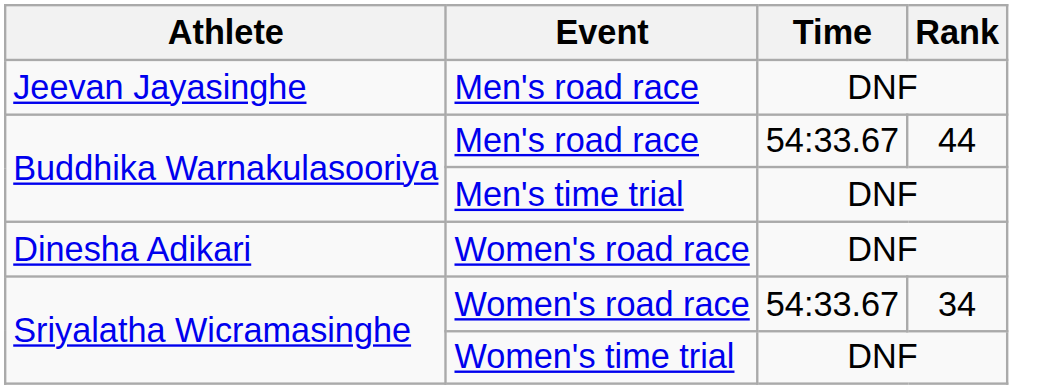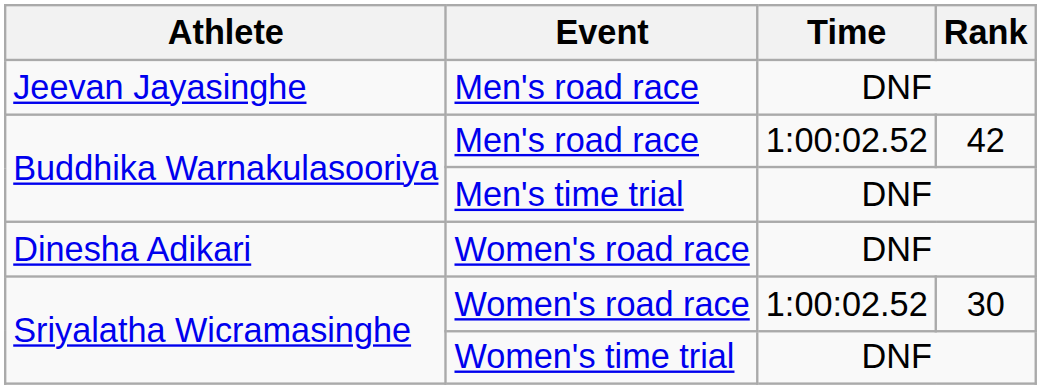(833, 141) 54:33.67 -> (847, 141) 1:00:02.52
(957, 141) 44 -> (986, 141) 42
(833, 303) 54:33.67 -> (847, 303) 1:00:02.52
(957, 303) 34 -> (986, 303) 30
